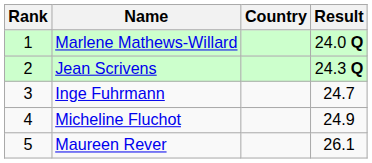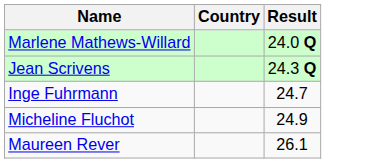- column: (28, 17)
